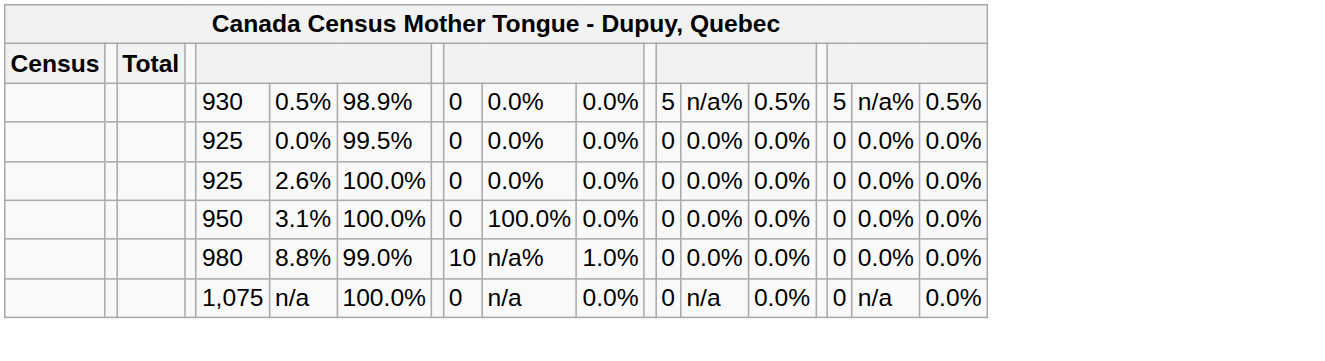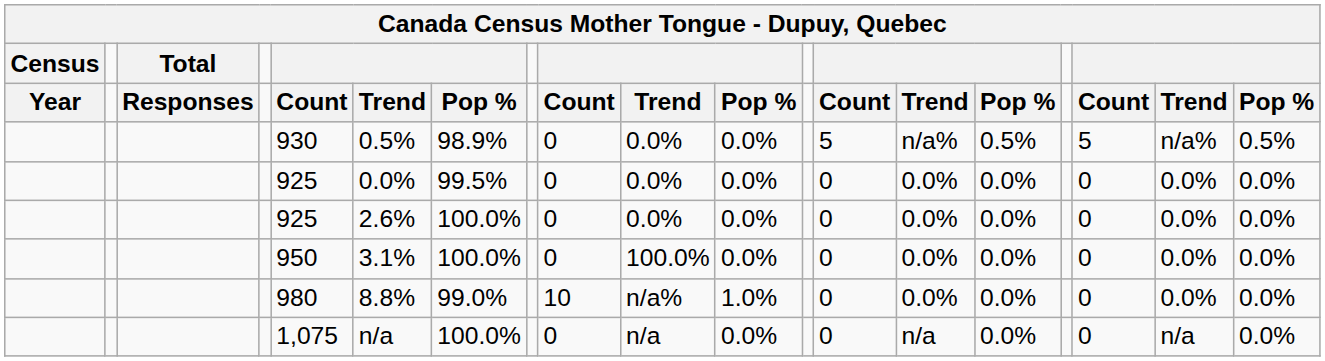+ row: (55, 102)
